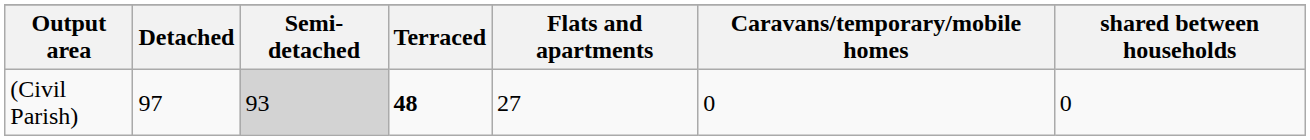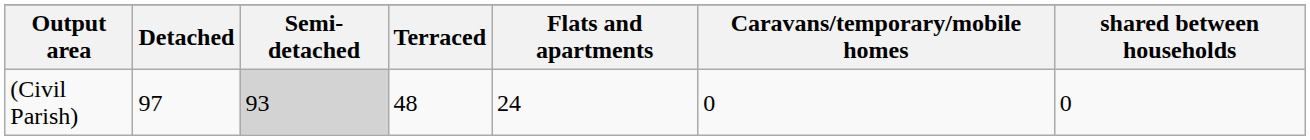(406, 102) bold -> (406, 102) normal
(509, 102) 27 -> (509, 102) 24
